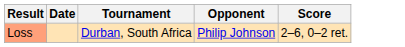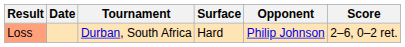+ column: (219, 14)
